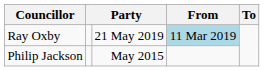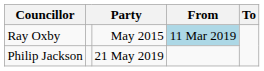(129, 35) 21 May 2019 -> (137, 35) May 2015
(137, 55) May 2015 -> (129, 55) 21 May 2019
